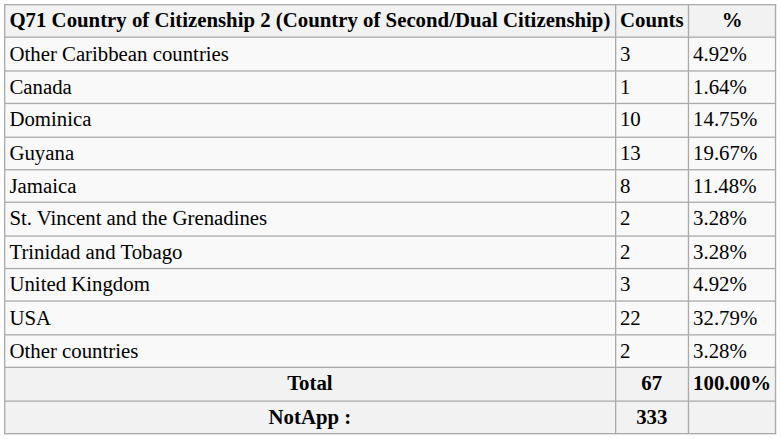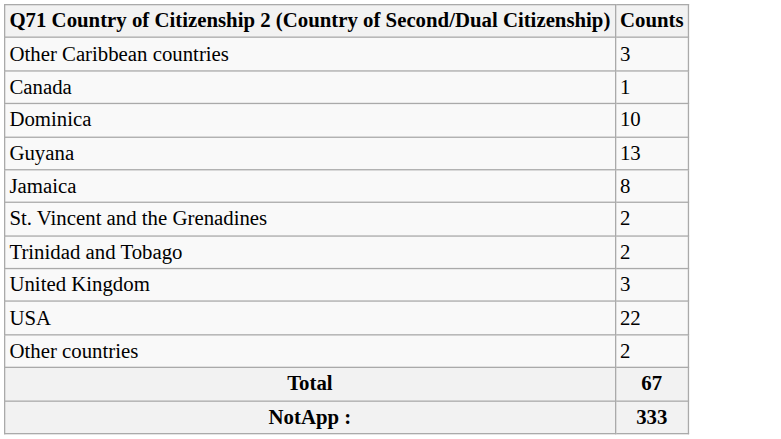- column: (732, 20)
